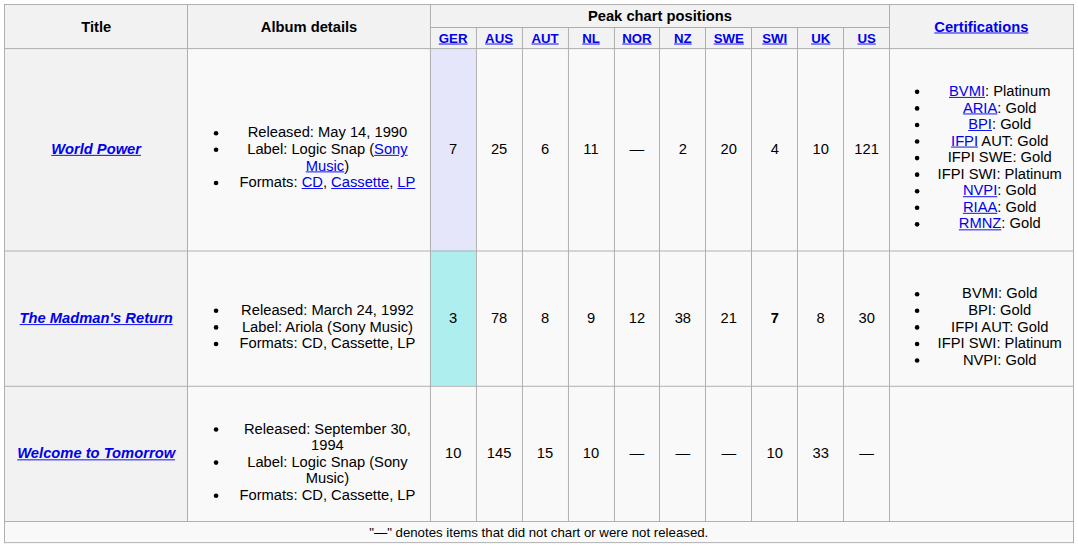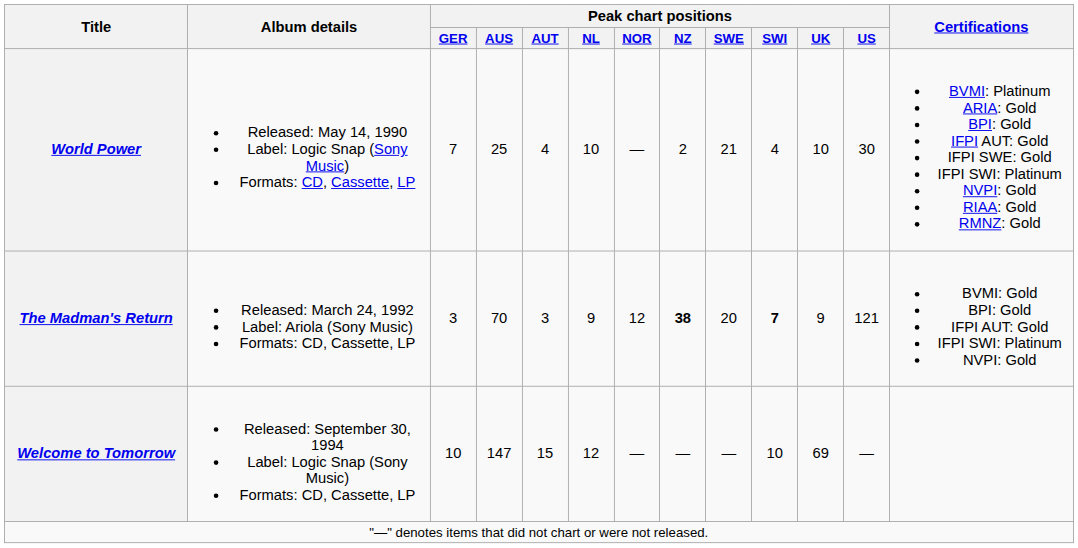(453, 149) lavender background -> (453, 149) no background
(545, 149) 6 -> (545, 149) 4
(591, 149) 11 -> (591, 149) 10
(729, 149) 20 -> (729, 149) 21
(867, 149) 121 -> (867, 149) 30
(453, 318) paleturquoise background -> (453, 318) no background
(499, 318) 78 -> (499, 318) 70
(545, 318) 8 -> (545, 318) 3
(683, 318) normal -> (683, 318) bold
(729, 318) 21 -> (729, 318) 20
(821, 318) 8 -> (821, 318) 9
(867, 318) 30 -> (867, 318) 121
(499, 453) 145 -> (499, 453) 147
(591, 453) 10 -> (591, 453) 12
(821, 453) 33 -> (821, 453) 69
